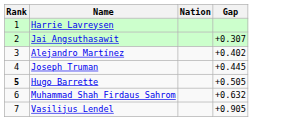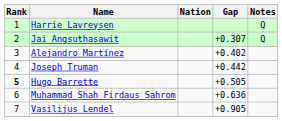+ column: (263, 11)
(230, 67) +0.445 -> (230, 67) +0.442
(230, 95) +0.632 -> (230, 95) +0.636
